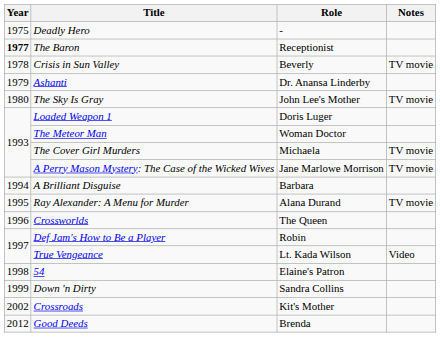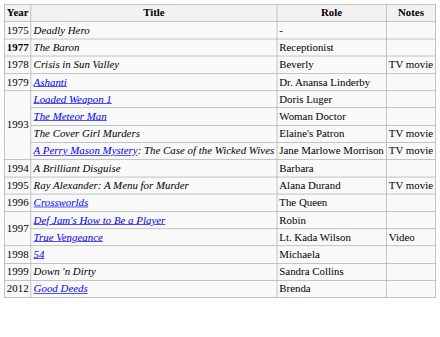- row: (69, 99)
(299, 151) Michaela -> (312, 133) Elaine's Patron
(312, 271) Elaine's Patron -> (299, 254) Michaela
- row: (58, 306)
